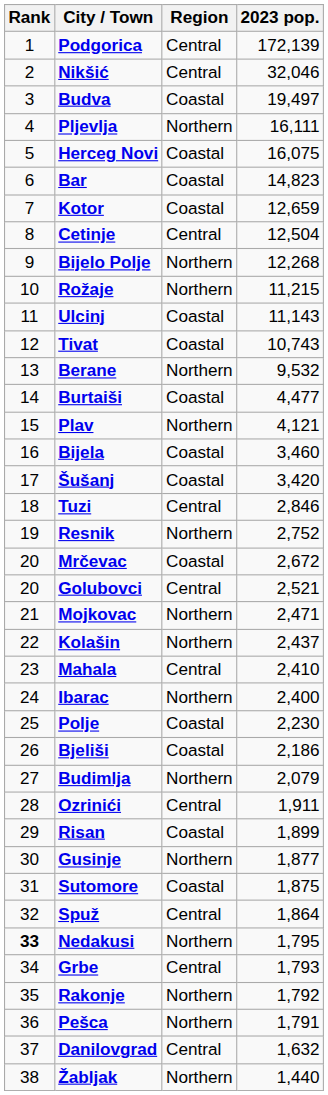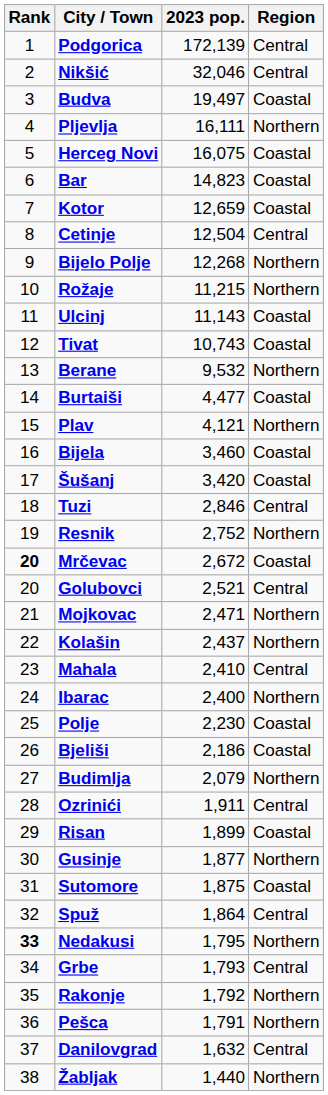columns swapped: (280, 18) <-> (199, 18)
(29, 561) normal -> (29, 561) bold
